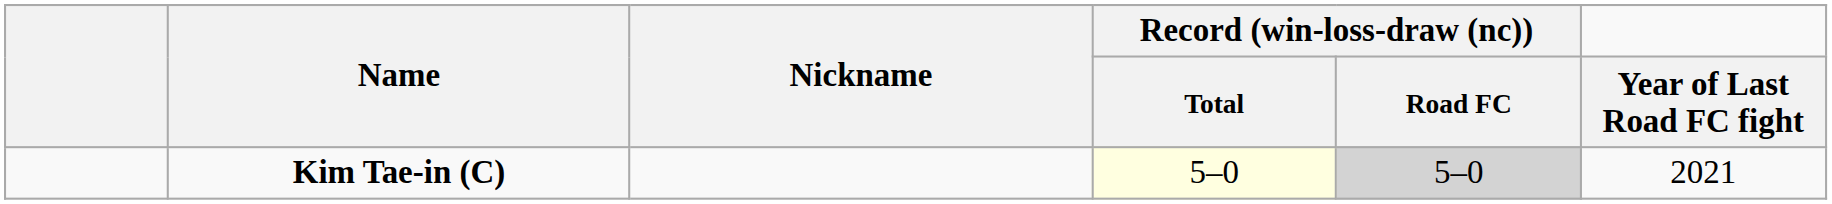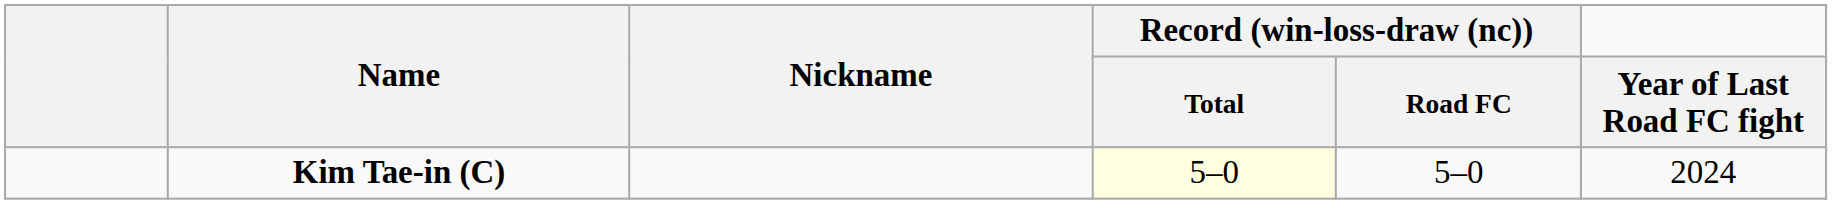(1459, 172) lightgrey background -> (1459, 172) no background
(1703, 172) 2021 -> (1703, 172) 2024
